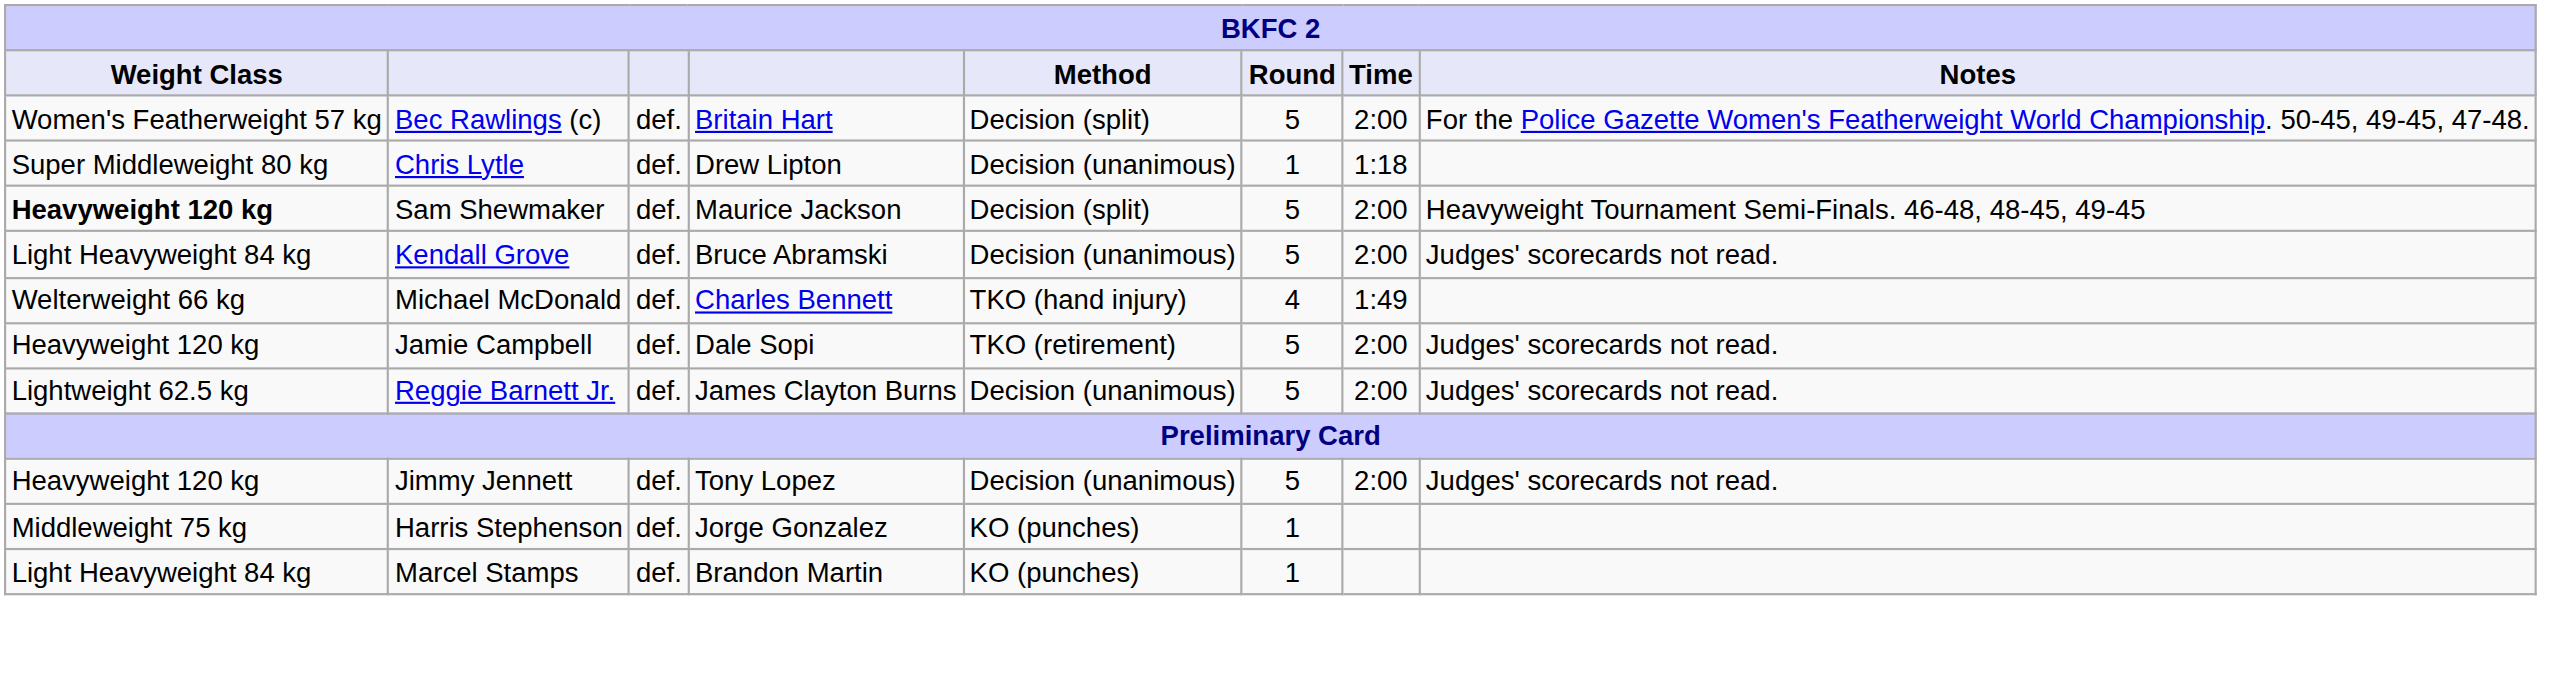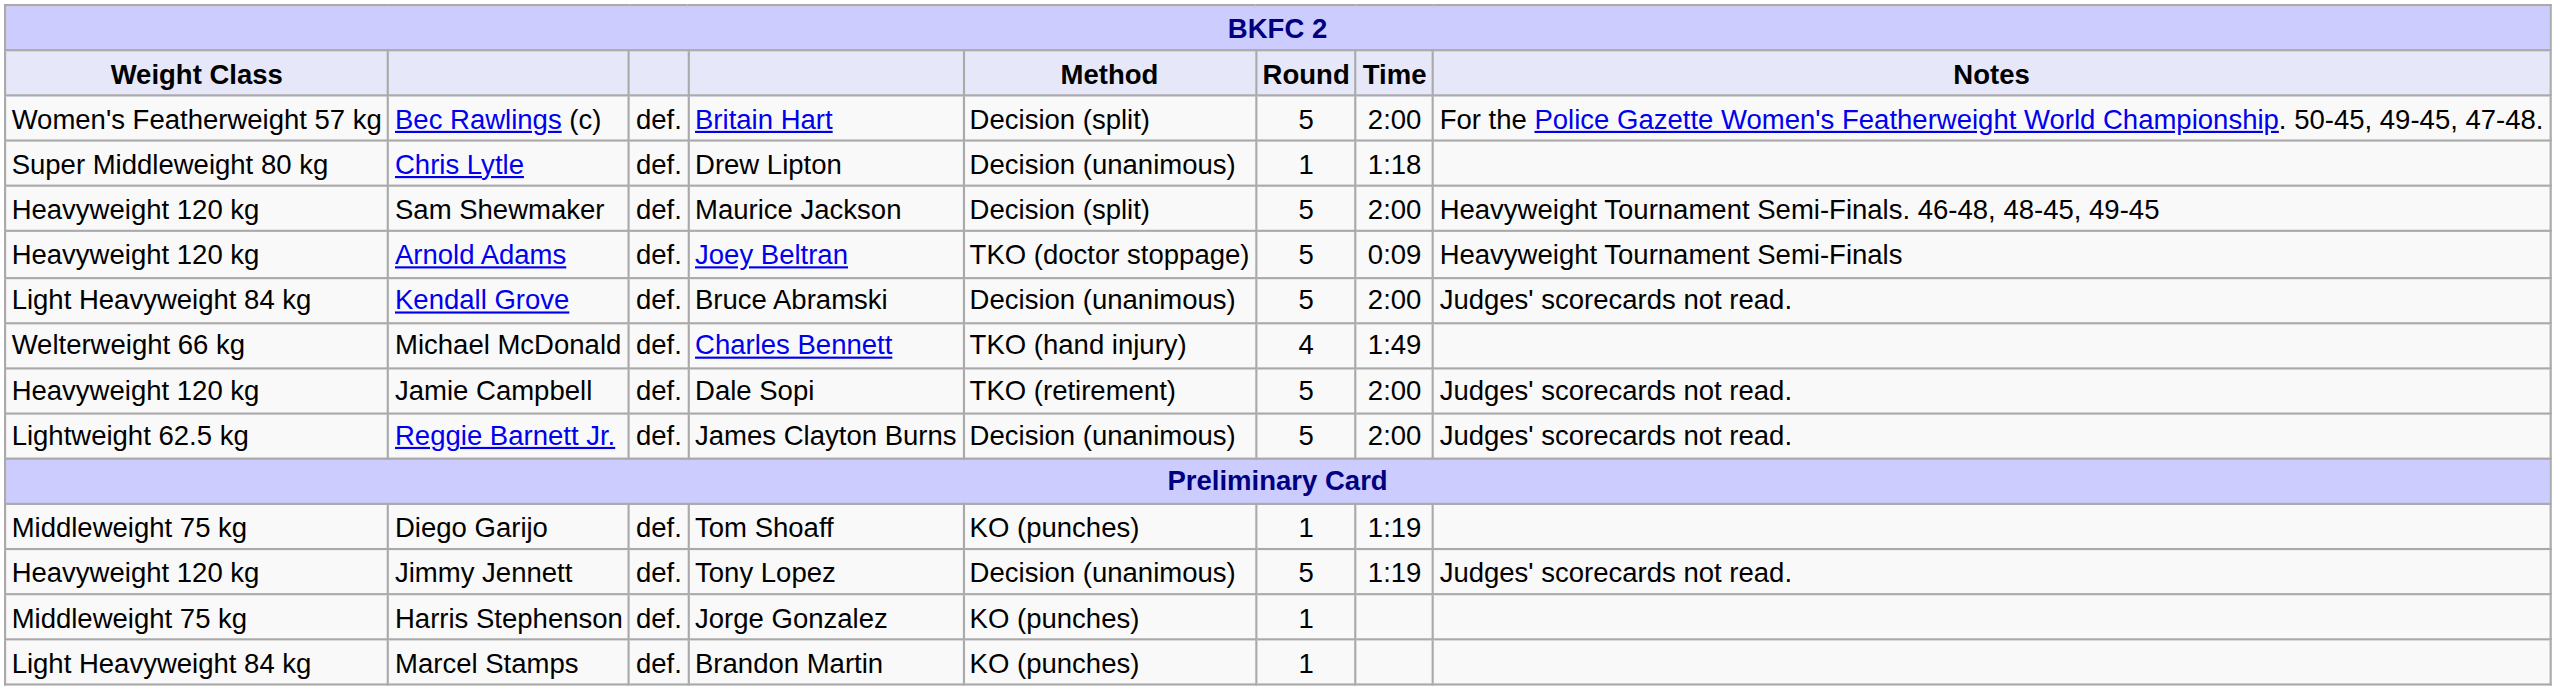(142, 209) bold -> (136, 209) normal
+ row: (481, 254)
+ row: (471, 526)
(1381, 481) 2:00 -> (1395, 572) 1:19
